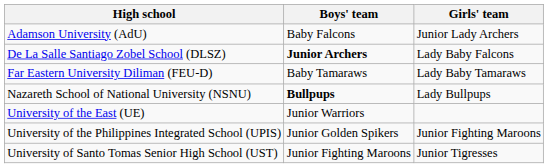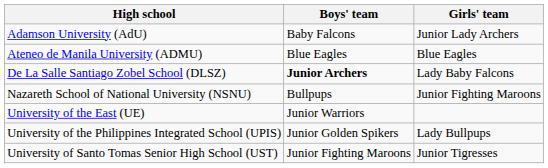+ row: (105, 53)
- row: (110, 73)
(311, 93) bold -> (309, 93) normal
(454, 93) Lady Bullpups -> (479, 93) Junior Fighting Maroons
(479, 133) Junior Fighting Maroons -> (454, 133) Lady Bullpups
